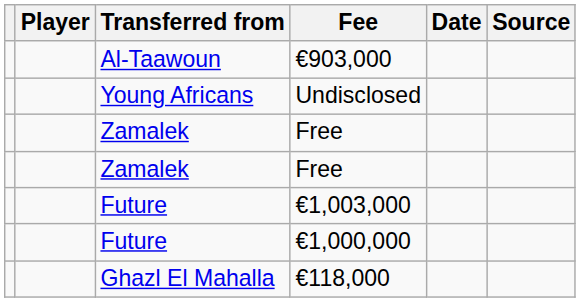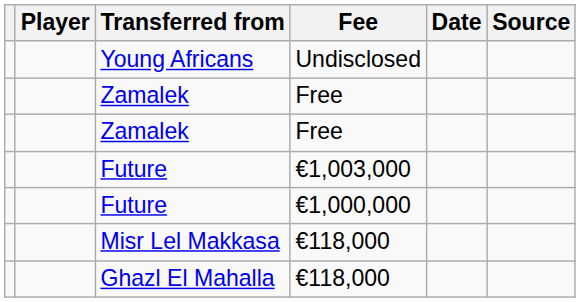- row: (161, 59)
+ row: (190, 242)
